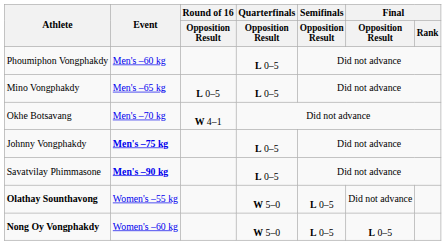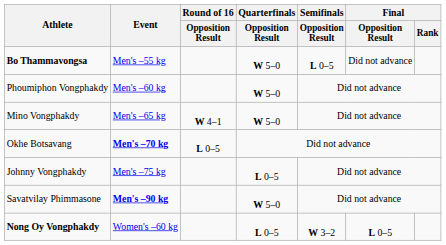+ row: (47, 61)
(267, 66) L 0–5 -> (267, 94) W 5–0
(208, 94) L 0–5 -> (208, 122) W 4–1
(267, 94) L 0–5 -> (267, 122) W 5–0
(139, 116) normal -> (141, 144) bold
(208, 122) W 4–1 -> (208, 149) L 0–5
(141, 144) bold -> (139, 171) normal
(267, 177) L 0–5 -> (267, 205) W 5–0
- row: (52, 199)
(267, 233) W 5–0 -> (267, 233) L 0–5
(322, 233) L 0–5 -> (322, 233) W 3–2
